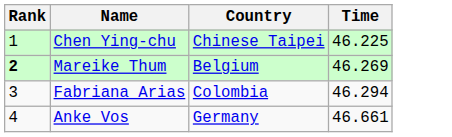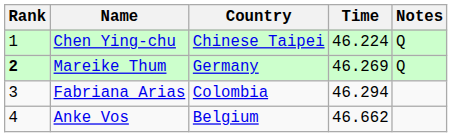+ column: (420, 18)
(360, 43) 46.225 -> (360, 43) 46.224
(226, 68) Belgium -> (226, 68) Germany
(226, 119) Germany -> (226, 119) Belgium
(360, 119) 46.661 -> (360, 119) 46.662
